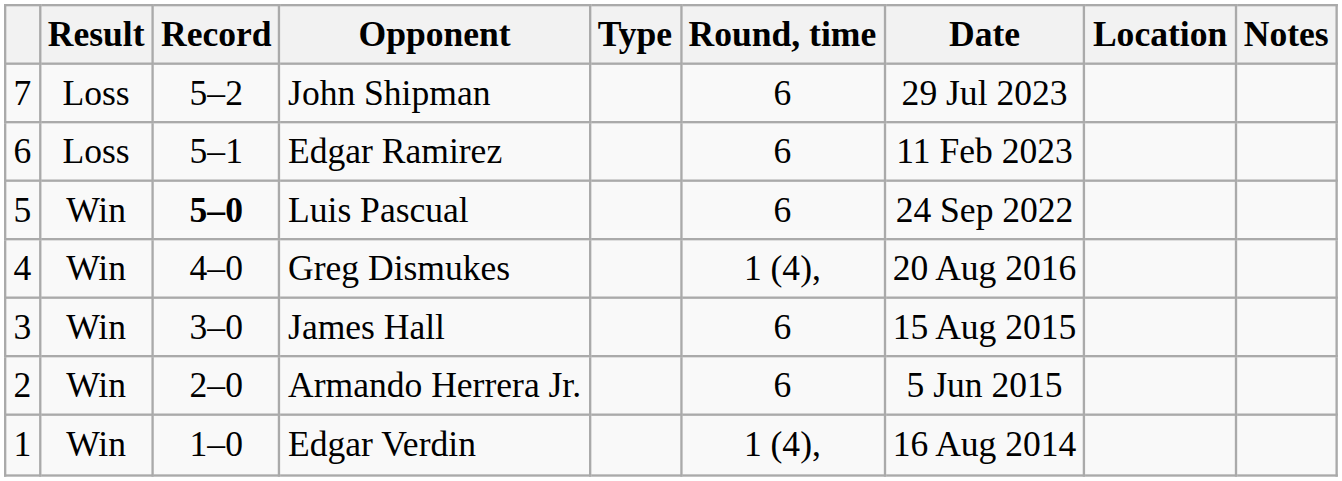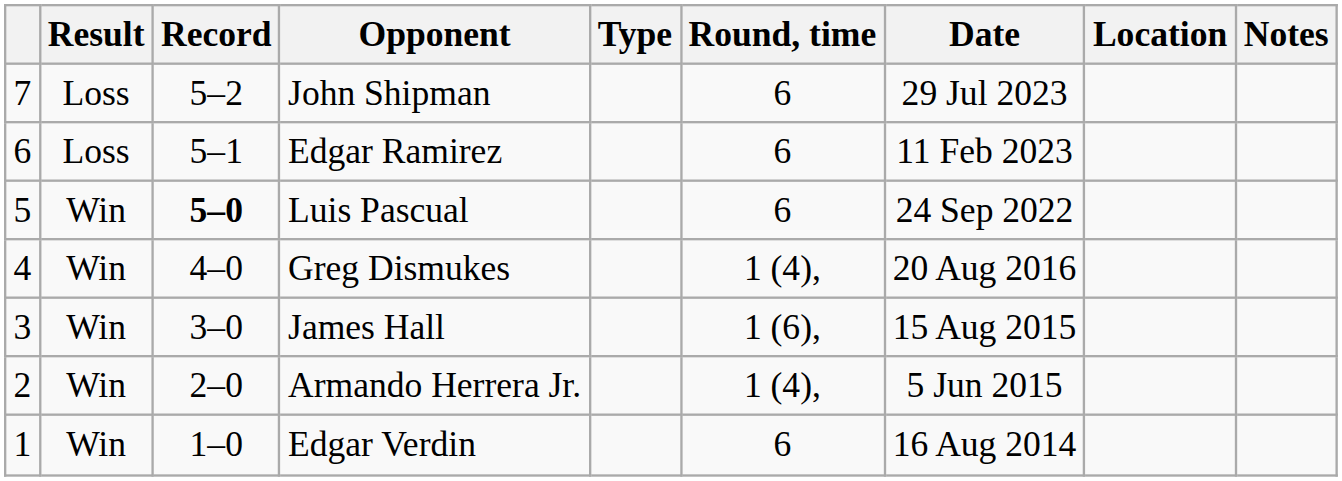(782, 327) 6 -> (782, 327) 1 (6),
(782, 385) 6 -> (782, 385) 1 (4),
(782, 444) 1 (4), -> (782, 444) 6
